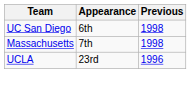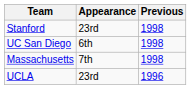+ row: (26, 28)
